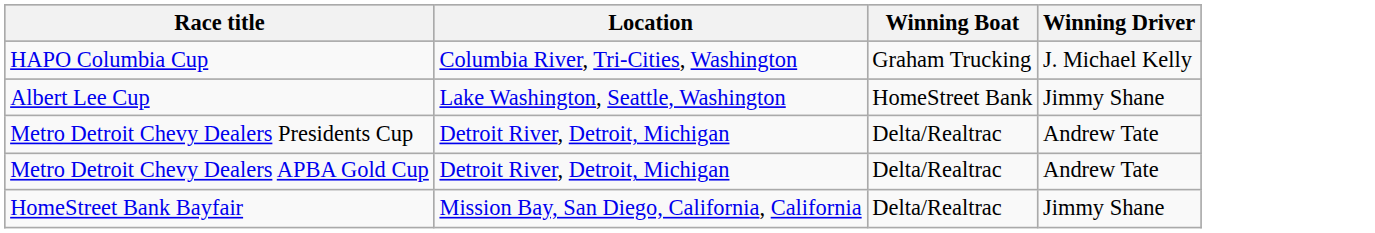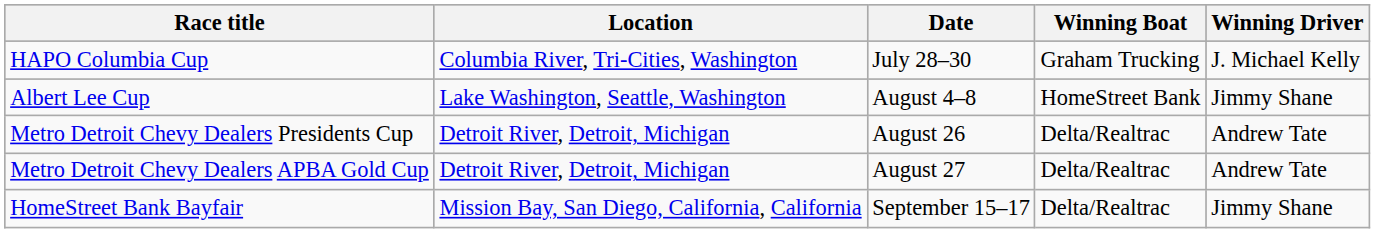+ column: (951, 22)
